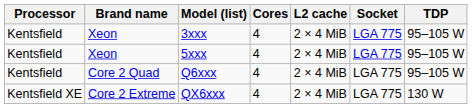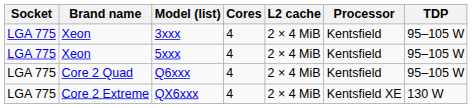columns swapped: (45, 14) <-> (377, 14)
